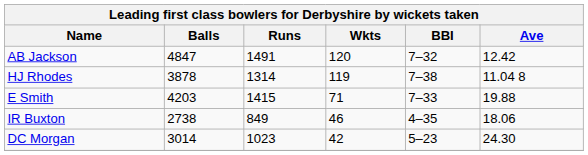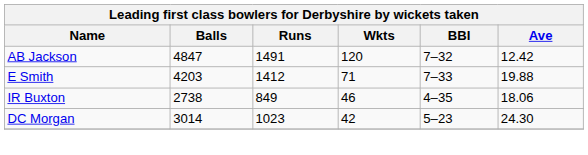- row: (40, 77)
(261, 98) 1415 -> (270, 77) 1412
